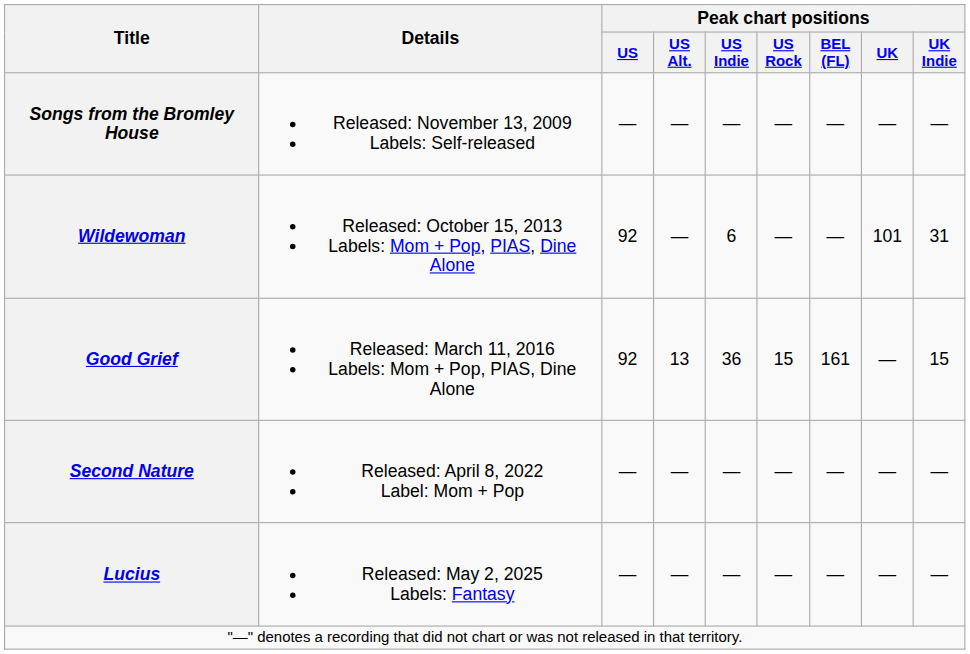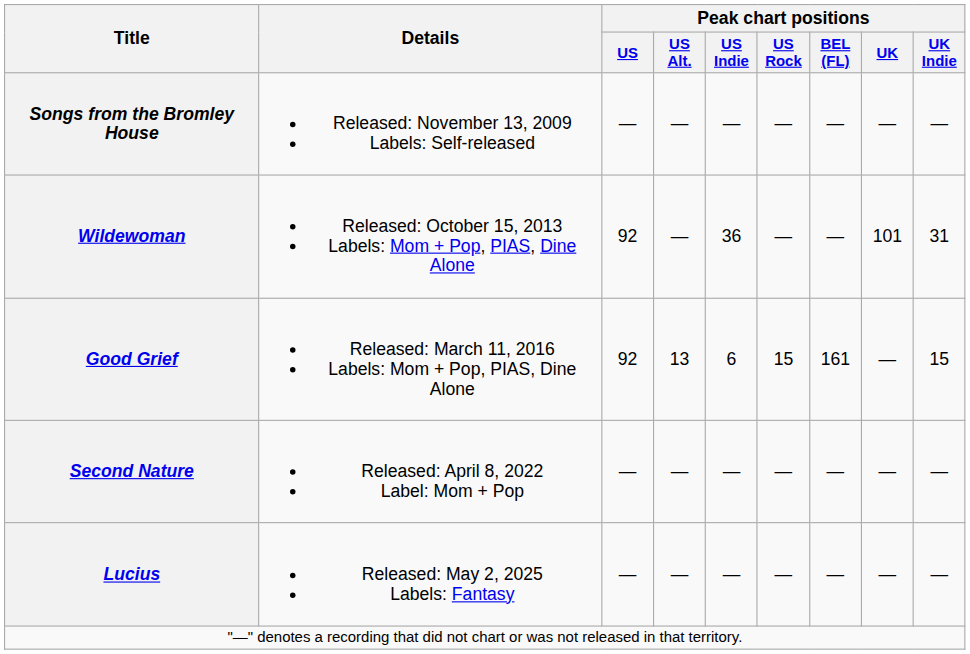(731, 236) 6 -> (731, 236) 36
(731, 358) 36 -> (731, 358) 6
